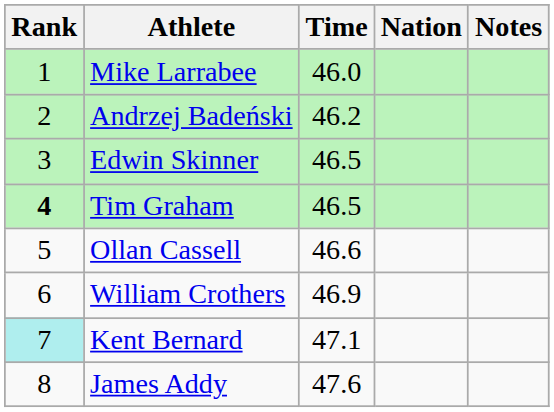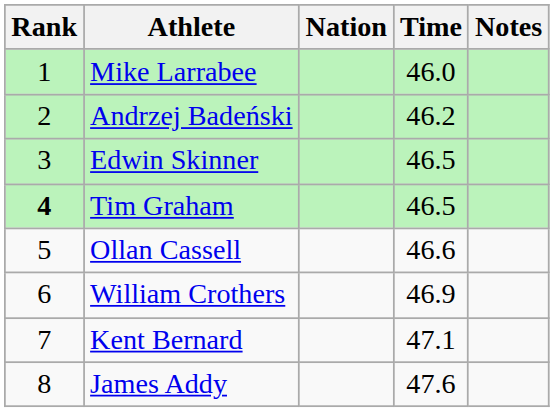columns swapped: (421, 26) <-> (337, 26)
(44, 339) paleturquoise background -> (44, 339) no background
